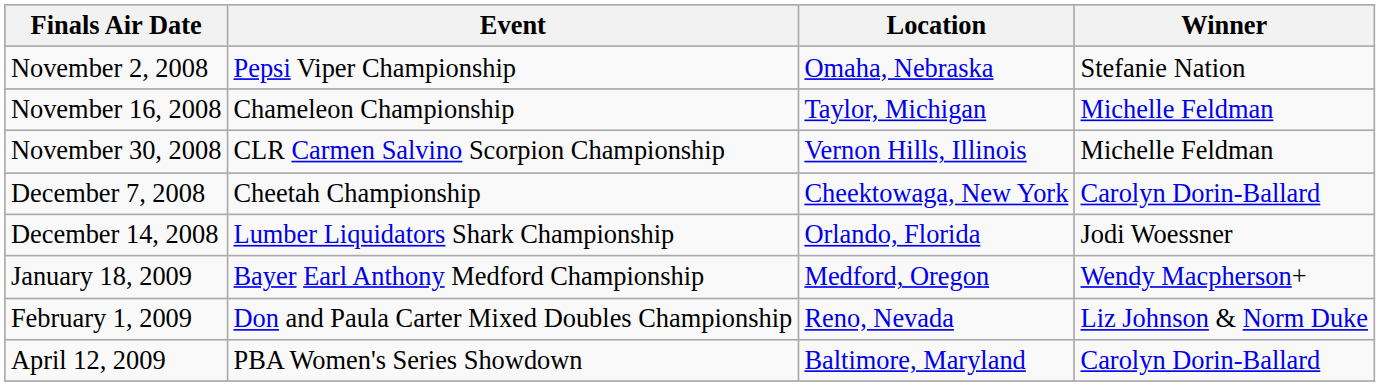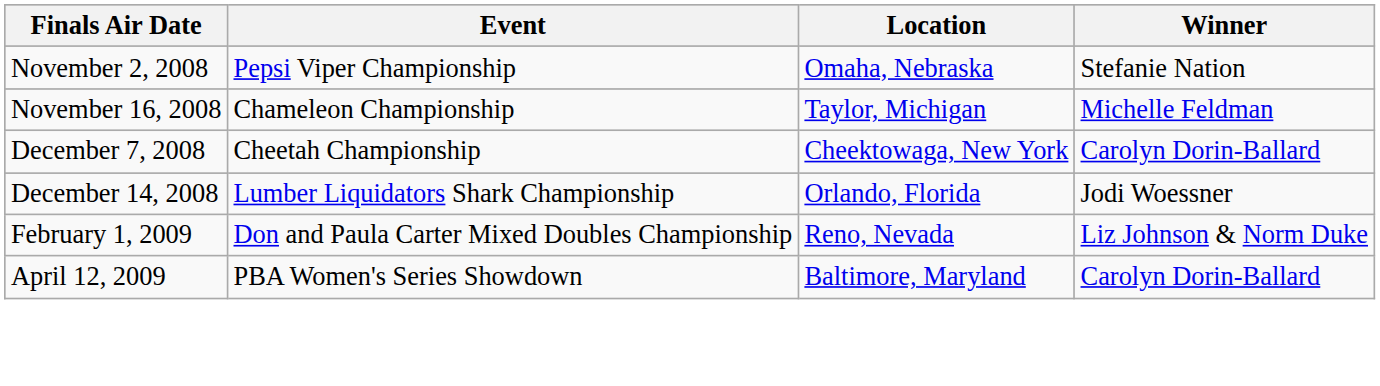- row: (116, 151)
- row: (101, 276)
